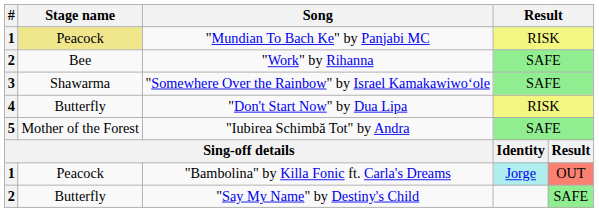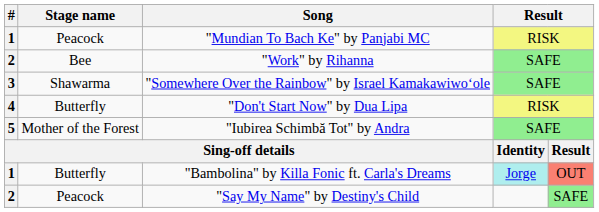(80, 38) khaki background -> (80, 38) no background
(80, 173) Peacock -> (80, 173) Butterfly
(80, 196) Butterfly -> (80, 196) Peacock
